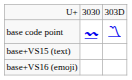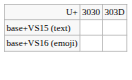- row: (35, 31)
